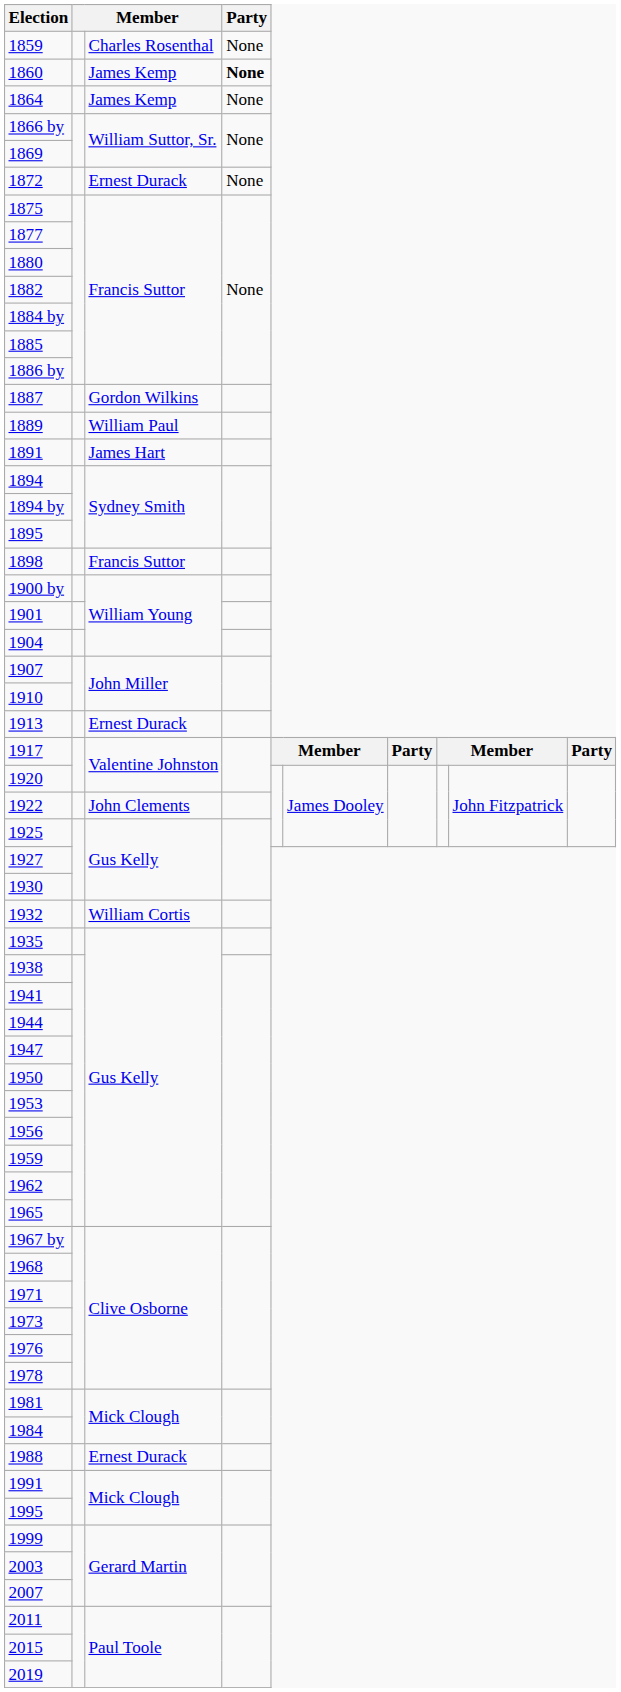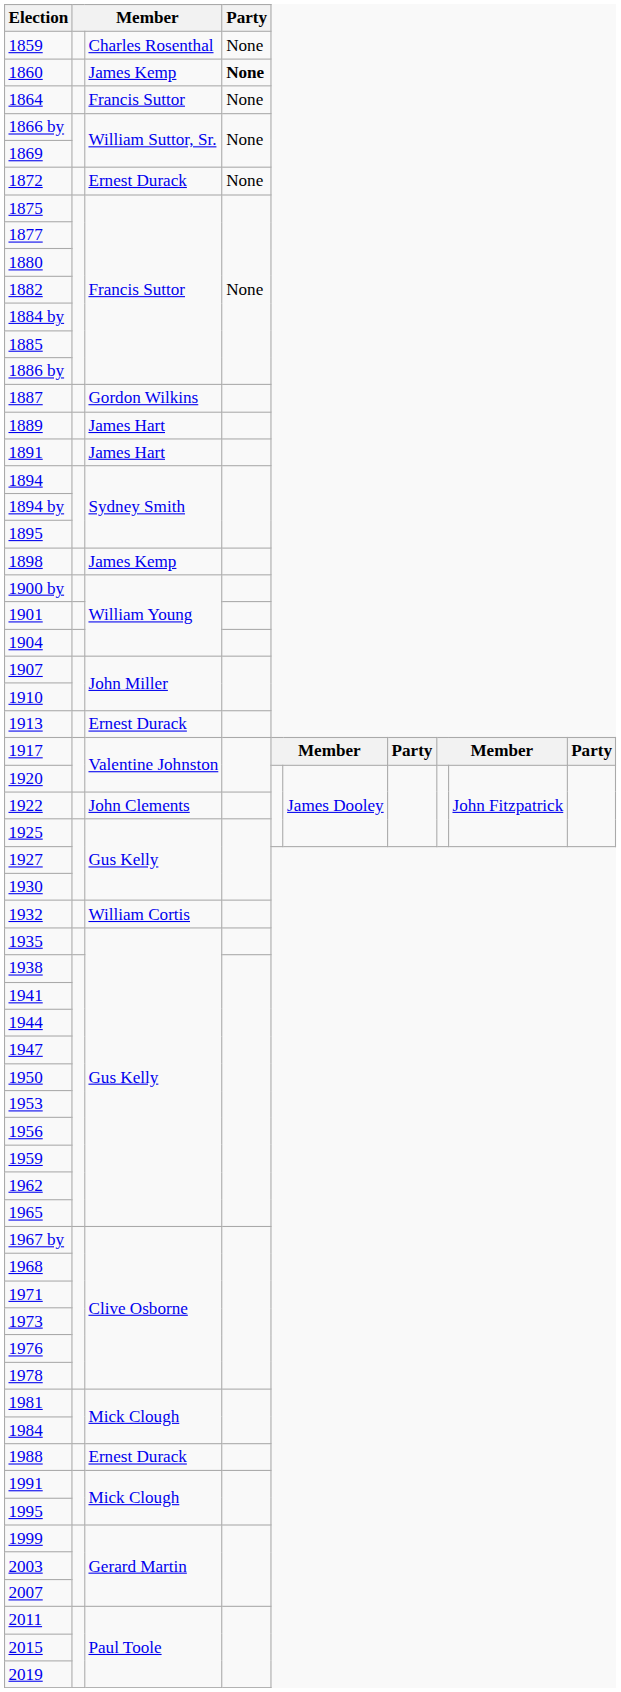(132, 99) James Kemp -> (137, 99) Francis Suttor
(134, 425) William Paul -> (127, 425) James Hart
(137, 561) Francis Suttor -> (132, 561) James Kemp
